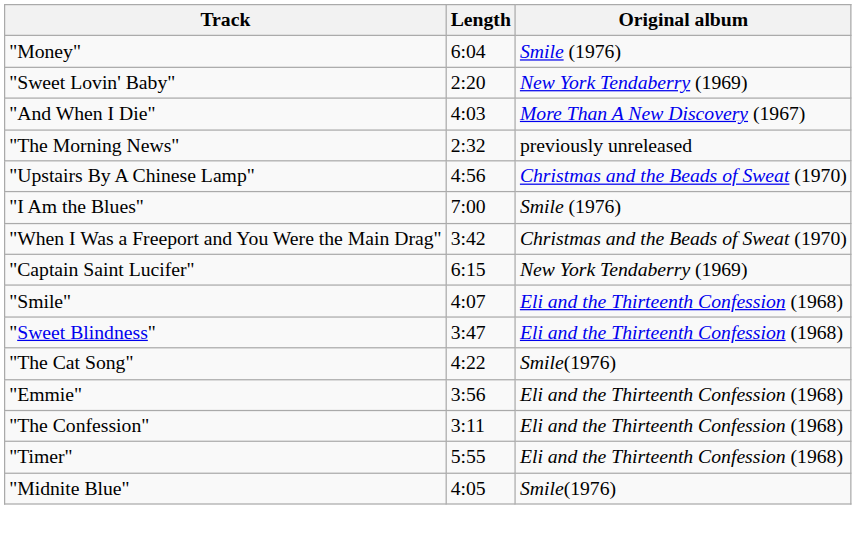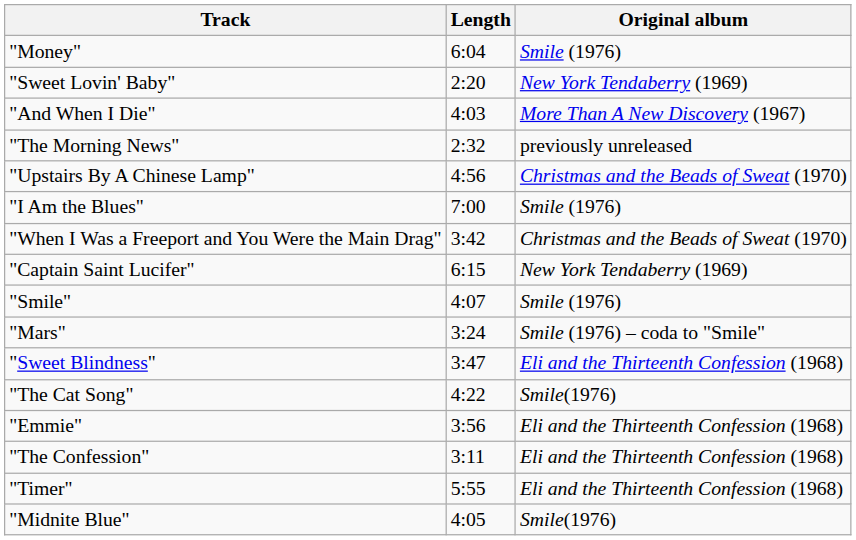(681, 301) Eli and the Thirteenth Confession (1968) -> (570, 301) Smile (1976)
+ row: (37, 332)
